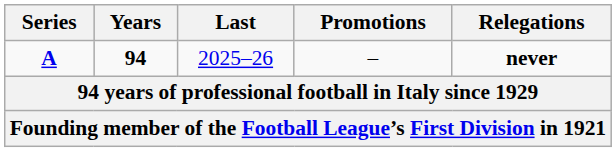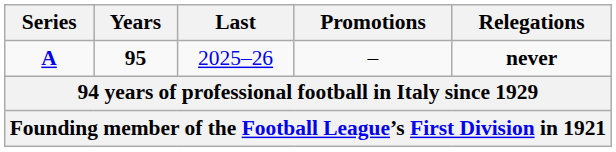(135, 57) 94 -> (135, 57) 95
